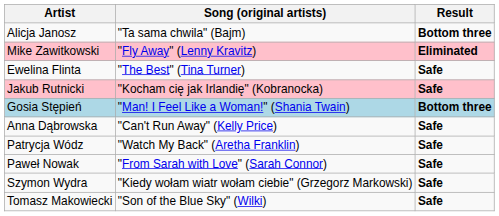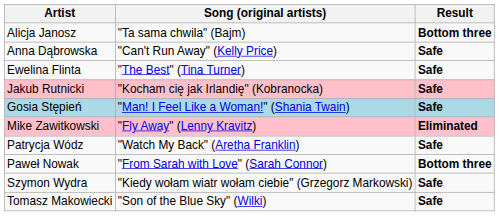rows swapped: (52, 126) <-> (53, 51)
(455, 107) Bottom three -> (430, 107) Safe
(430, 164) Safe -> (455, 164) Bottom three
